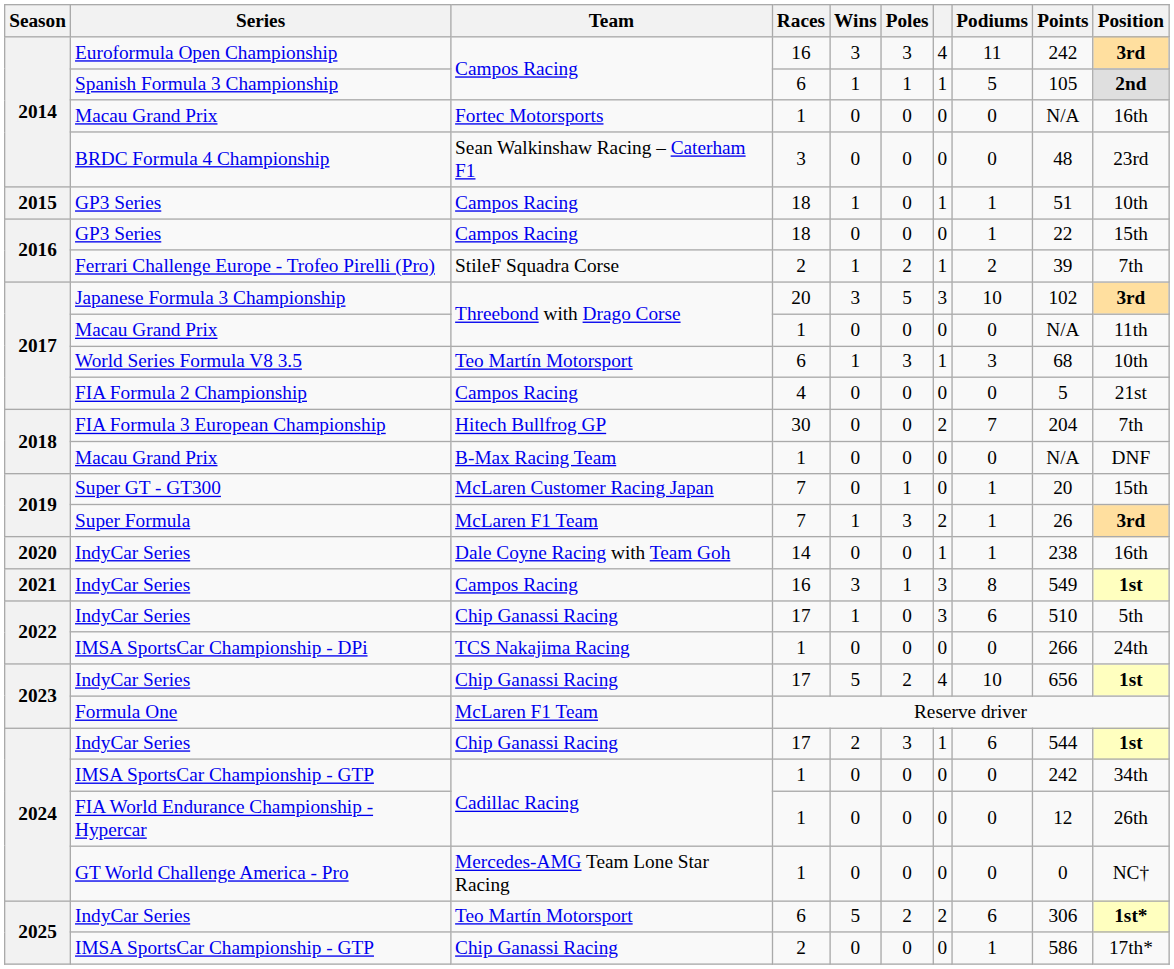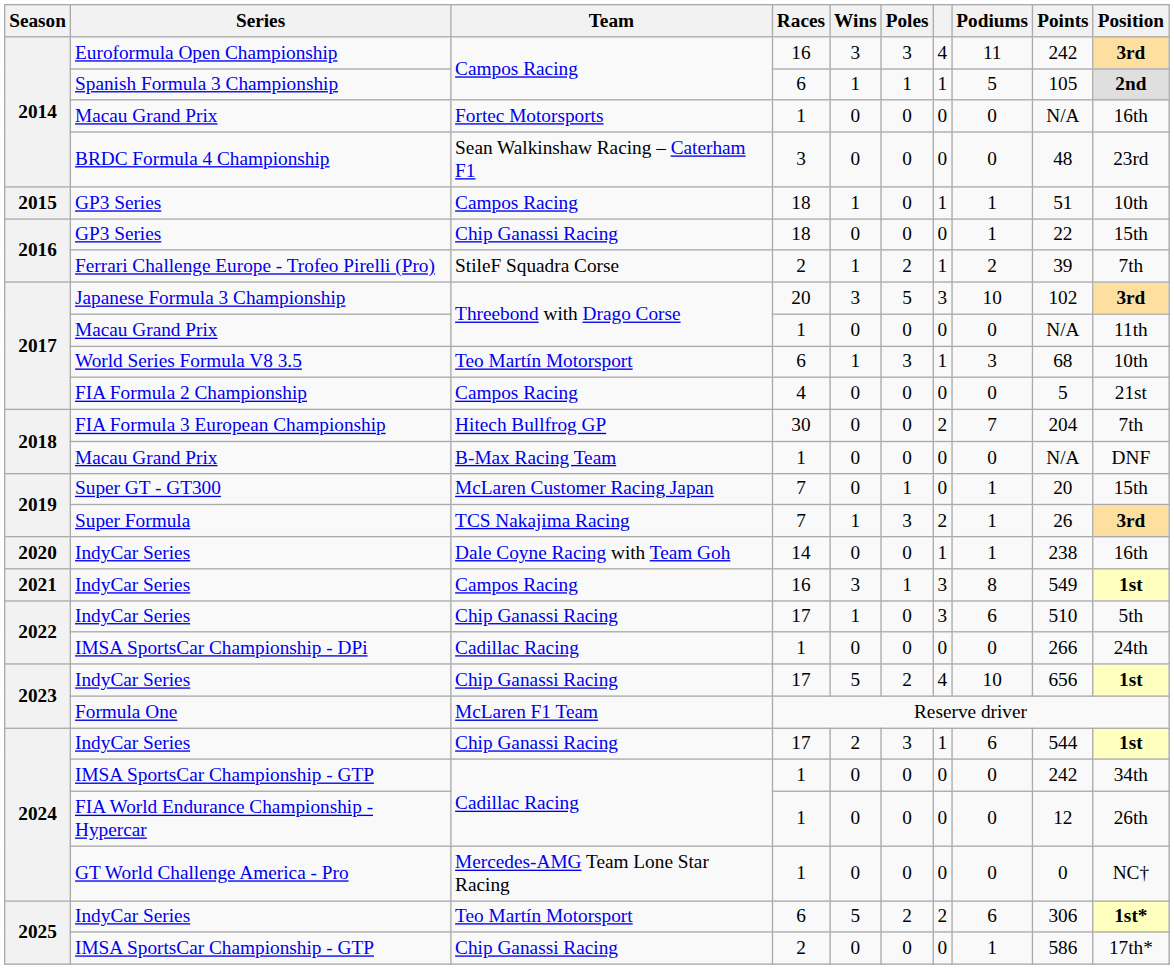(516, 234) Campos Racing -> (537, 234) Chip Ganassi Racing
(527, 520) McLaren F1 Team -> (542, 520) TCS Nakajima Racing
(542, 648) TCS Nakajima Racing -> (517, 648) Cadillac Racing
